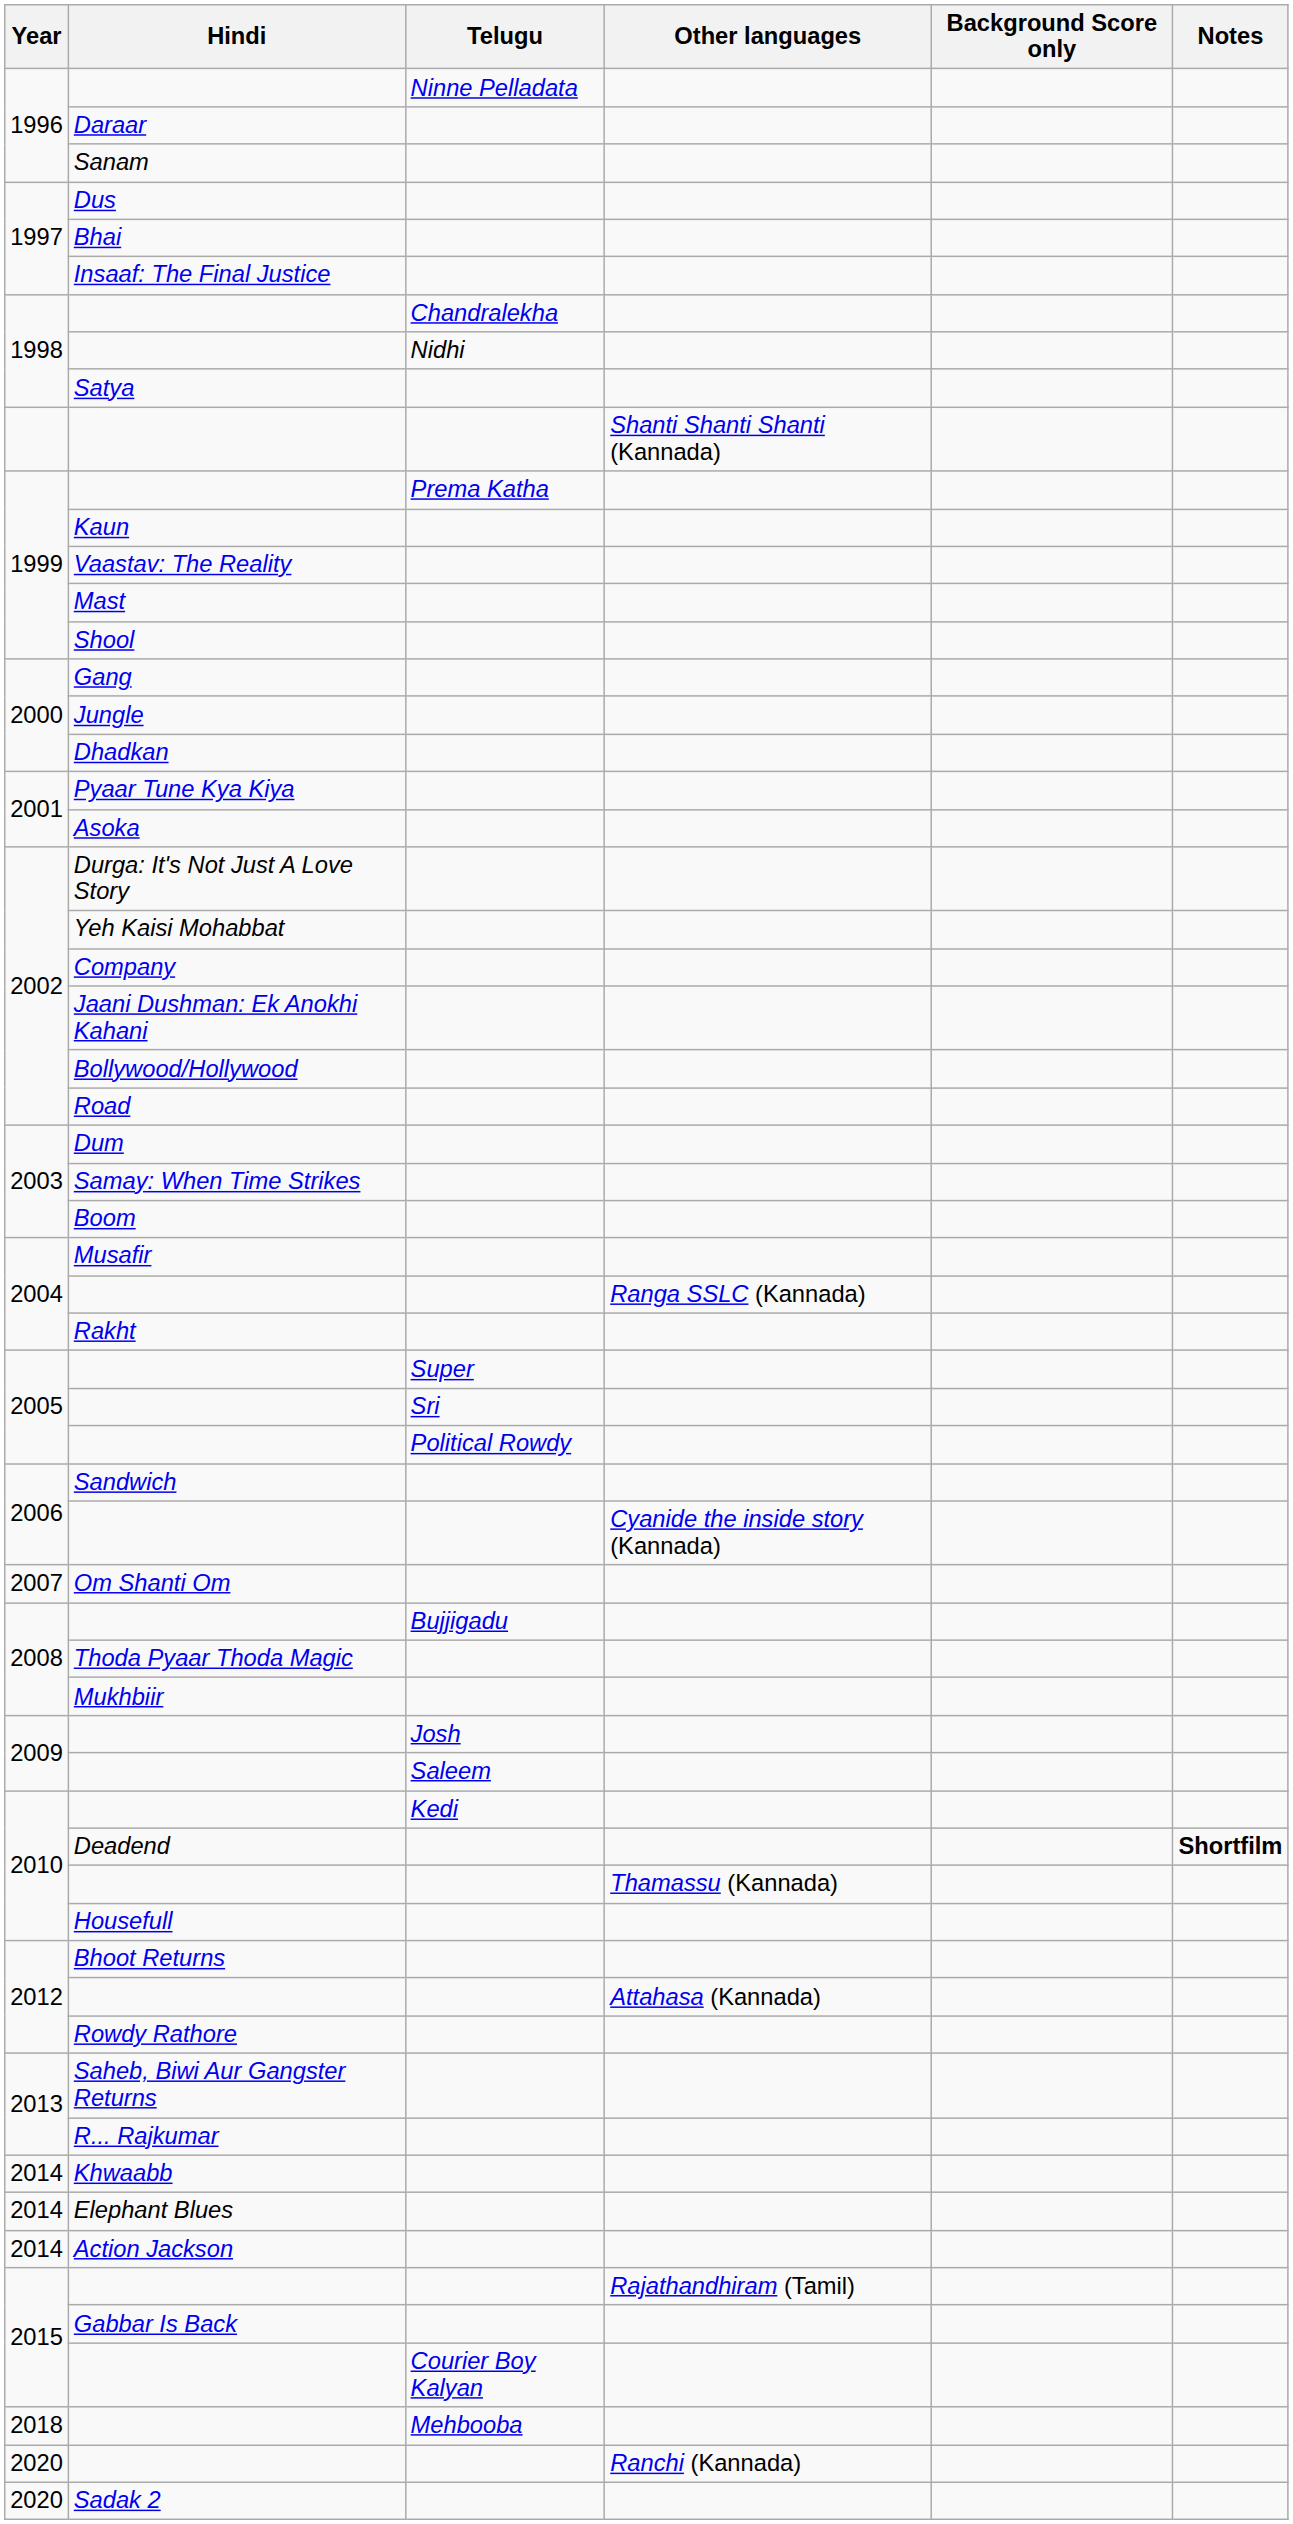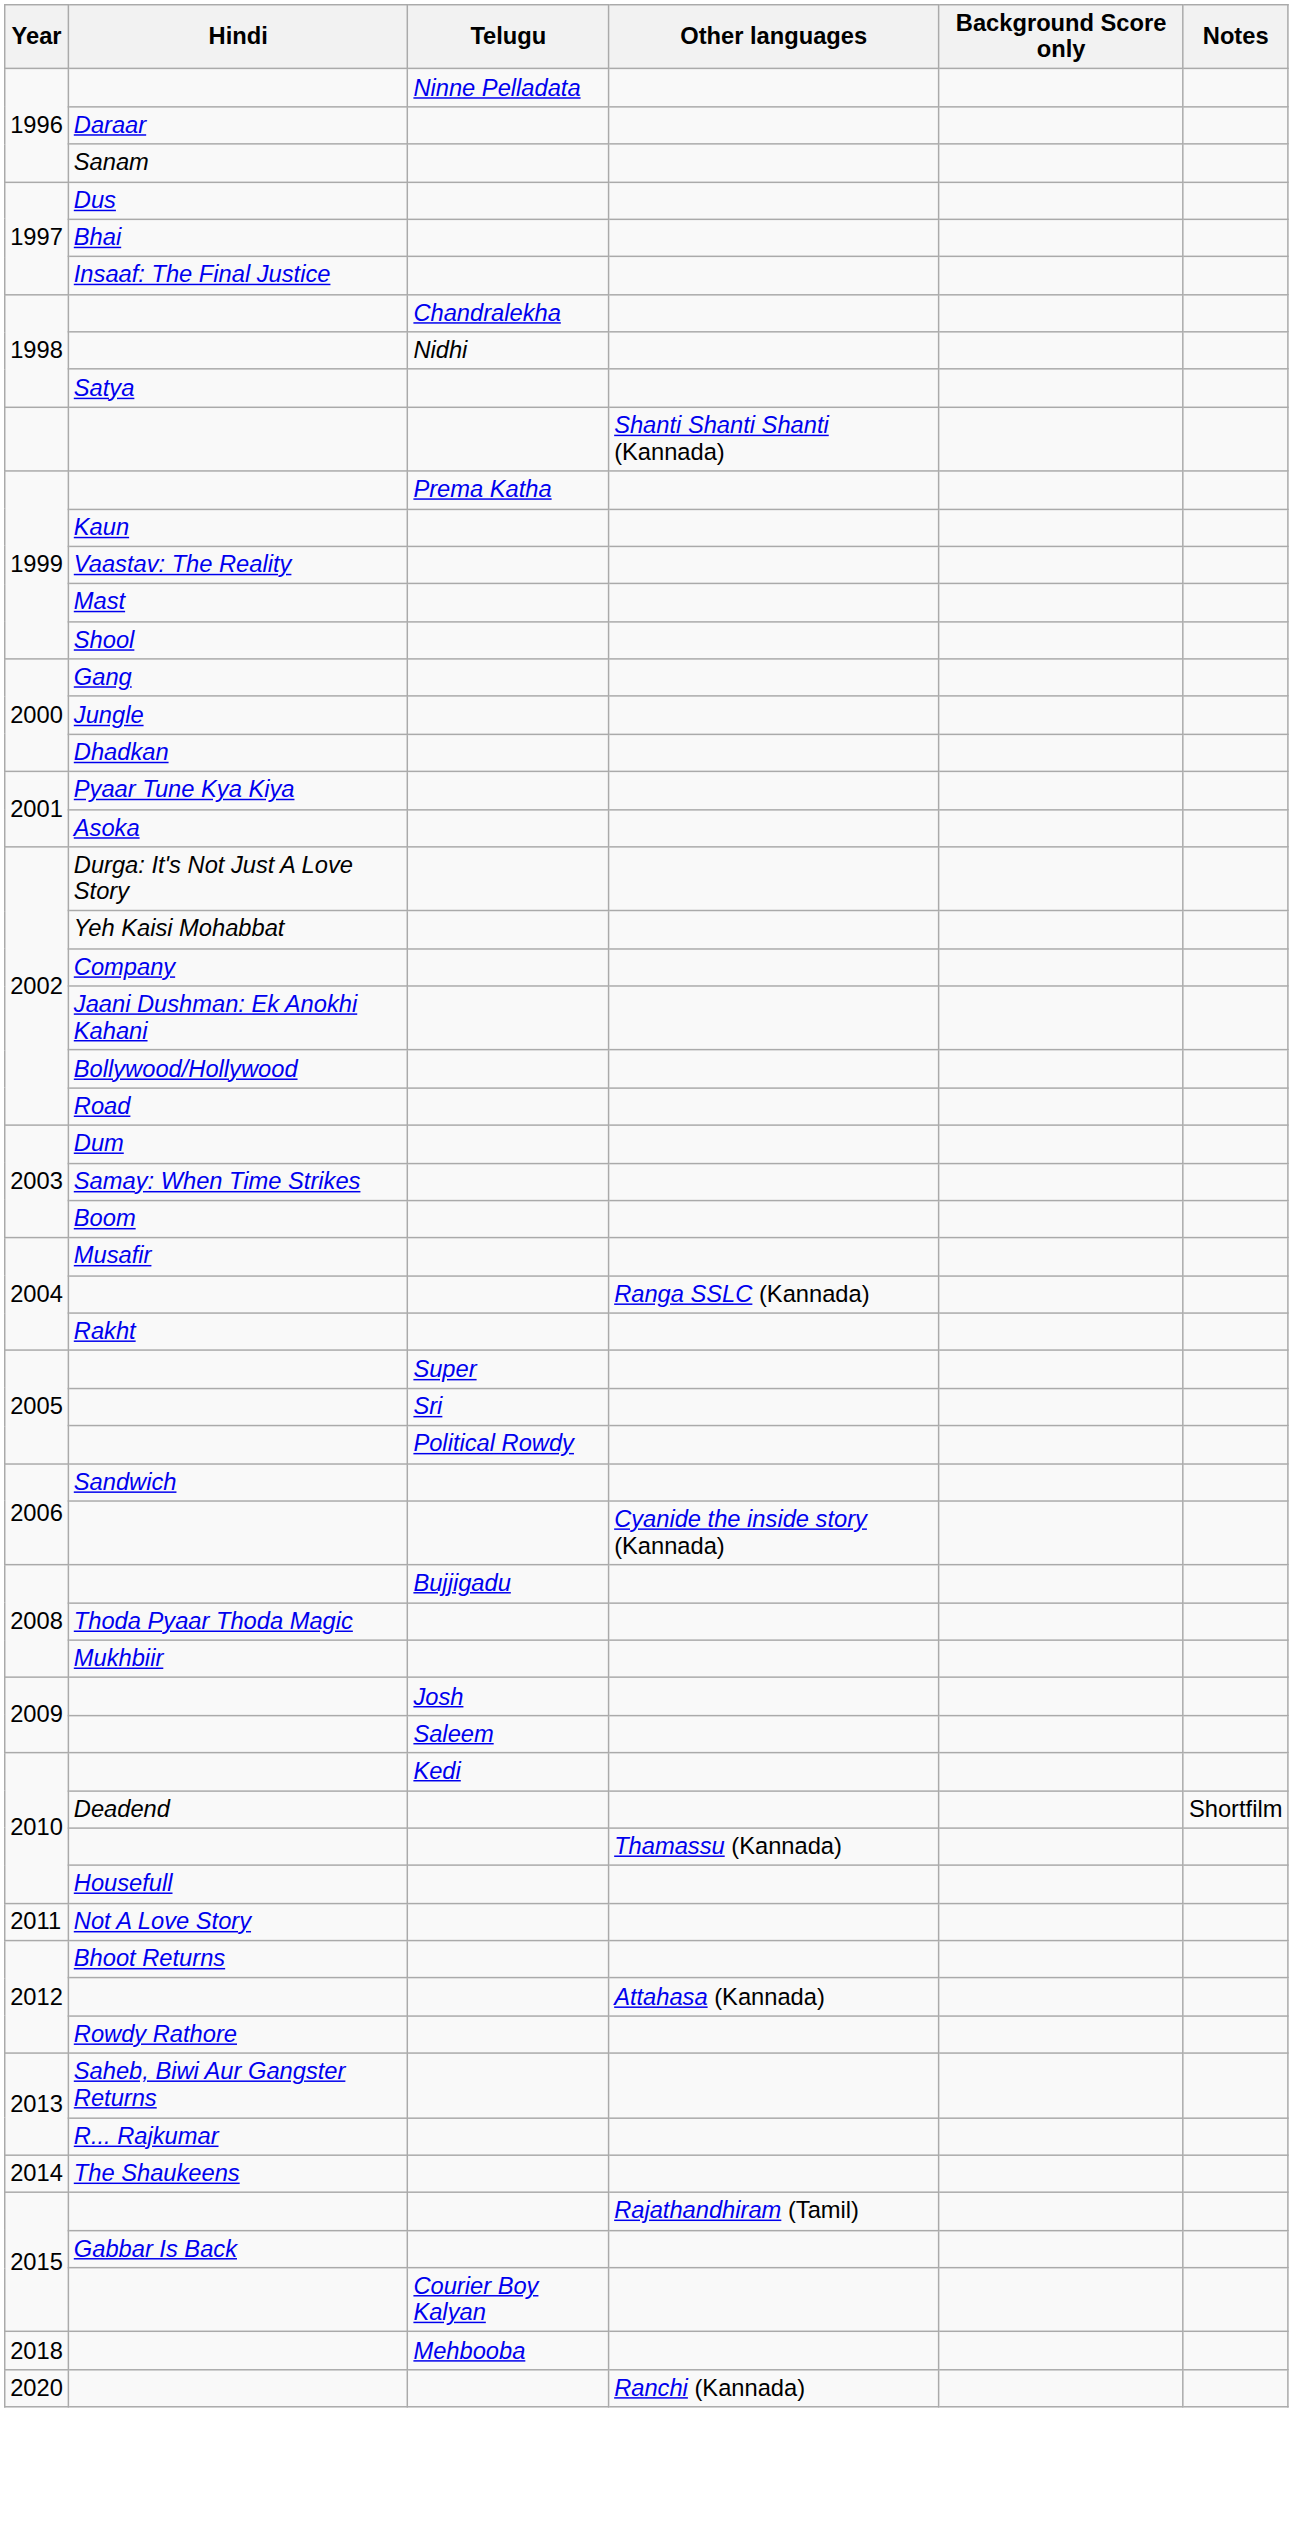- row: (37, 1583)
(1230, 1846) bold -> (1236, 1808) normal
+ row: (36, 1921)
- row: (37, 2173)
- row: (37, 2211)
+ row: (37, 2173)
- row: (37, 2248)
- row: (37, 2500)
